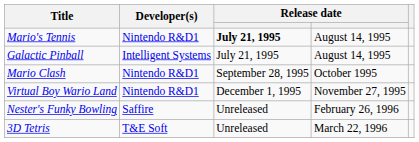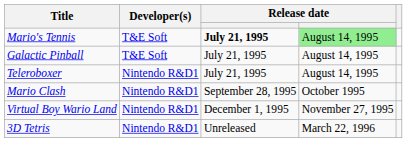(161, 37) Nintendo R&D1 -> (145, 37) T&E Soft
(352, 37) no background -> (340, 37) lightgreen background
(167, 55) Intelligent Systems -> (145, 55) T&E Soft
+ row: (34, 73)
- row: (62, 110)
(145, 128) T&E Soft -> (160, 128) Nintendo R&D1
